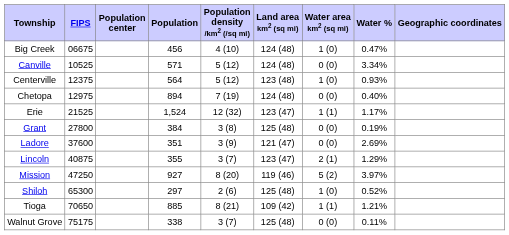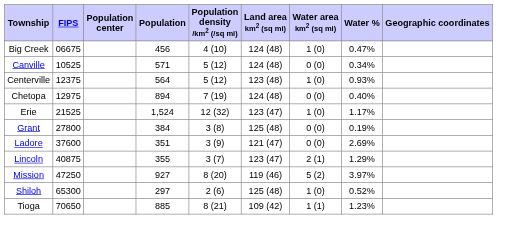(374, 64) 3.34% -> (362, 64) 0.34%
(328, 112) 1 (1) -> (316, 112) 1 (0)
(374, 206) 1.21% -> (362, 206) 1.23%
- row: (35, 222)
